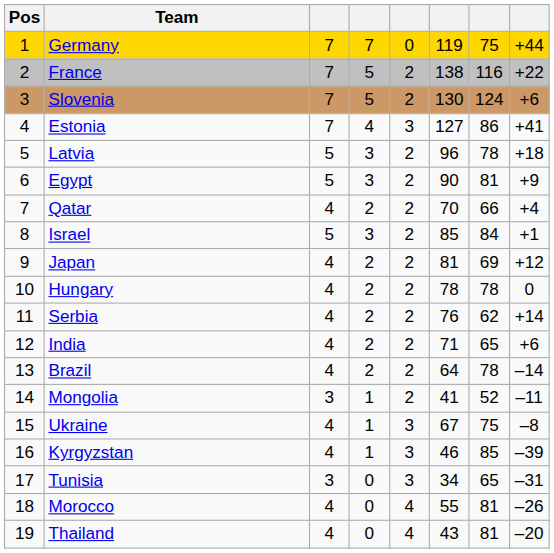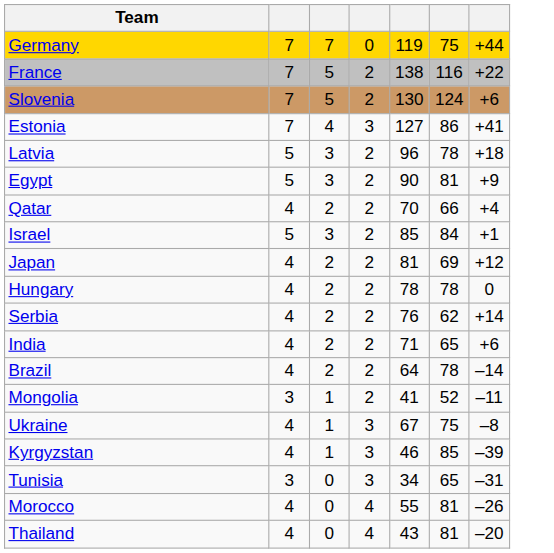- column: (25, 18)
